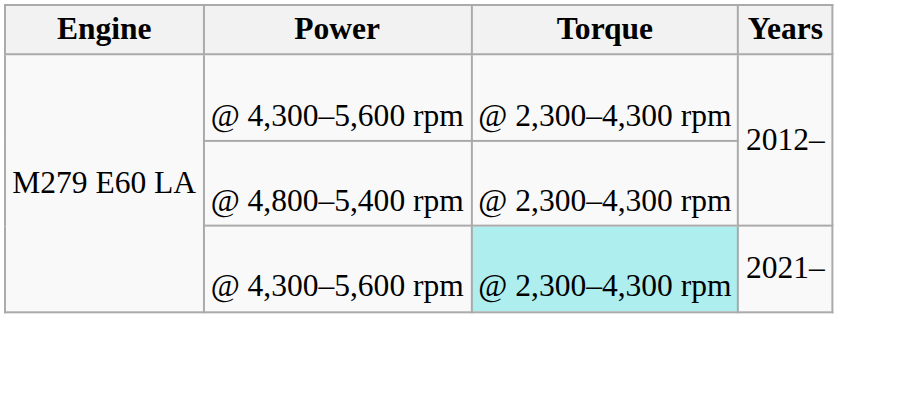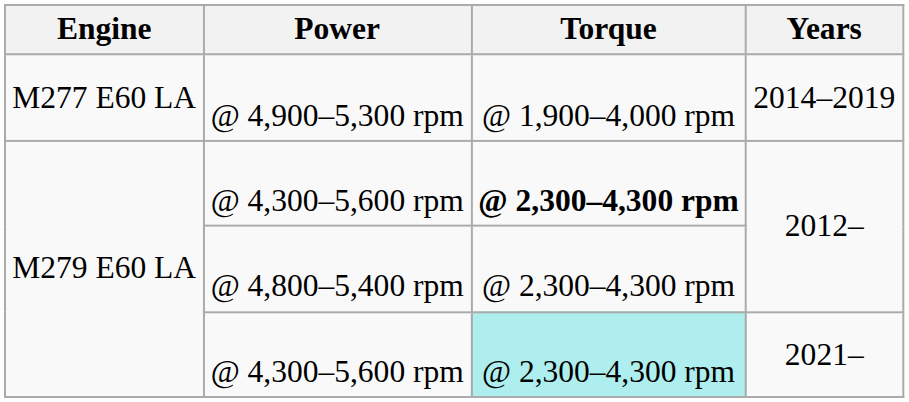+ row: (337, 114)
(605, 114) normal -> (609, 200) bold
